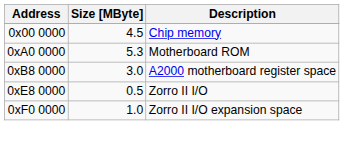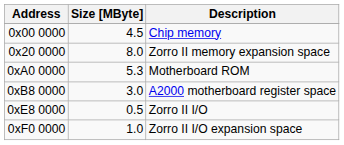+ row: (37, 52)
